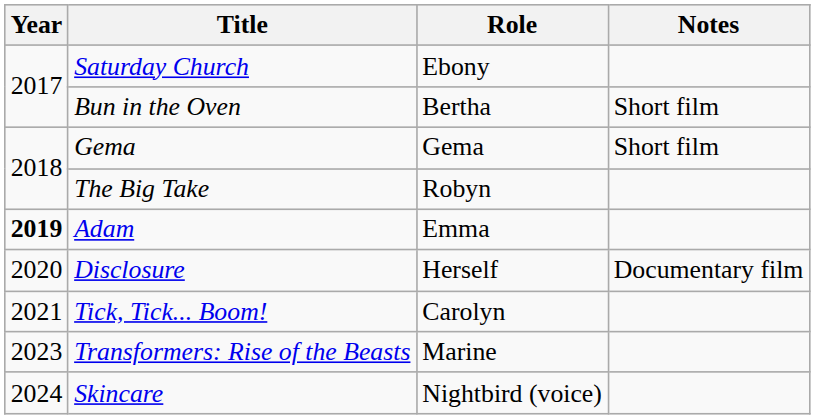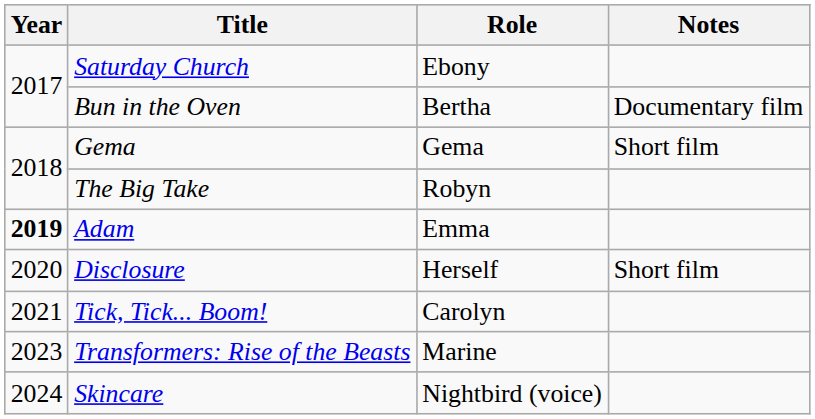(666, 106) Short film -> (709, 106) Documentary film
(709, 270) Documentary film -> (666, 270) Short film
